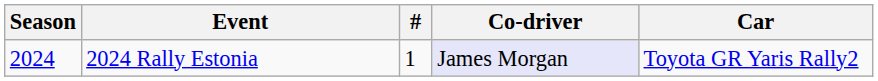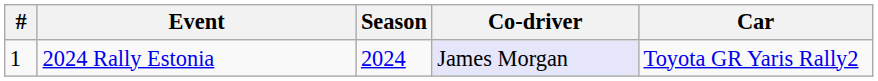columns swapped: (416, 22) <-> (43, 22)
